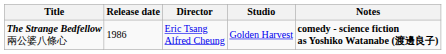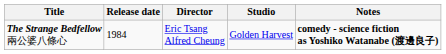(117, 35) 1986 -> (117, 35) 1984
